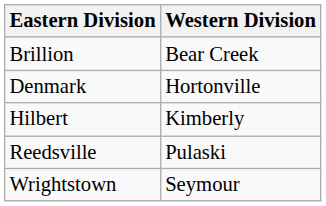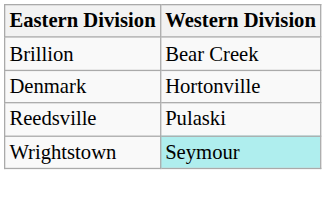- row: (39, 119)
(202, 184) no background -> (202, 151) paleturquoise background
